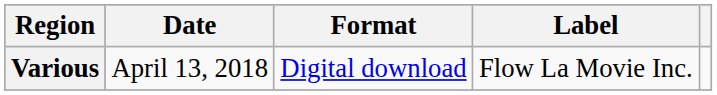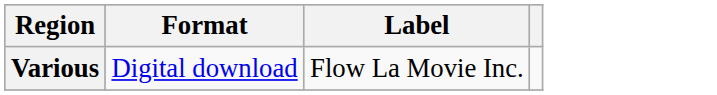- column: (190, 25)
